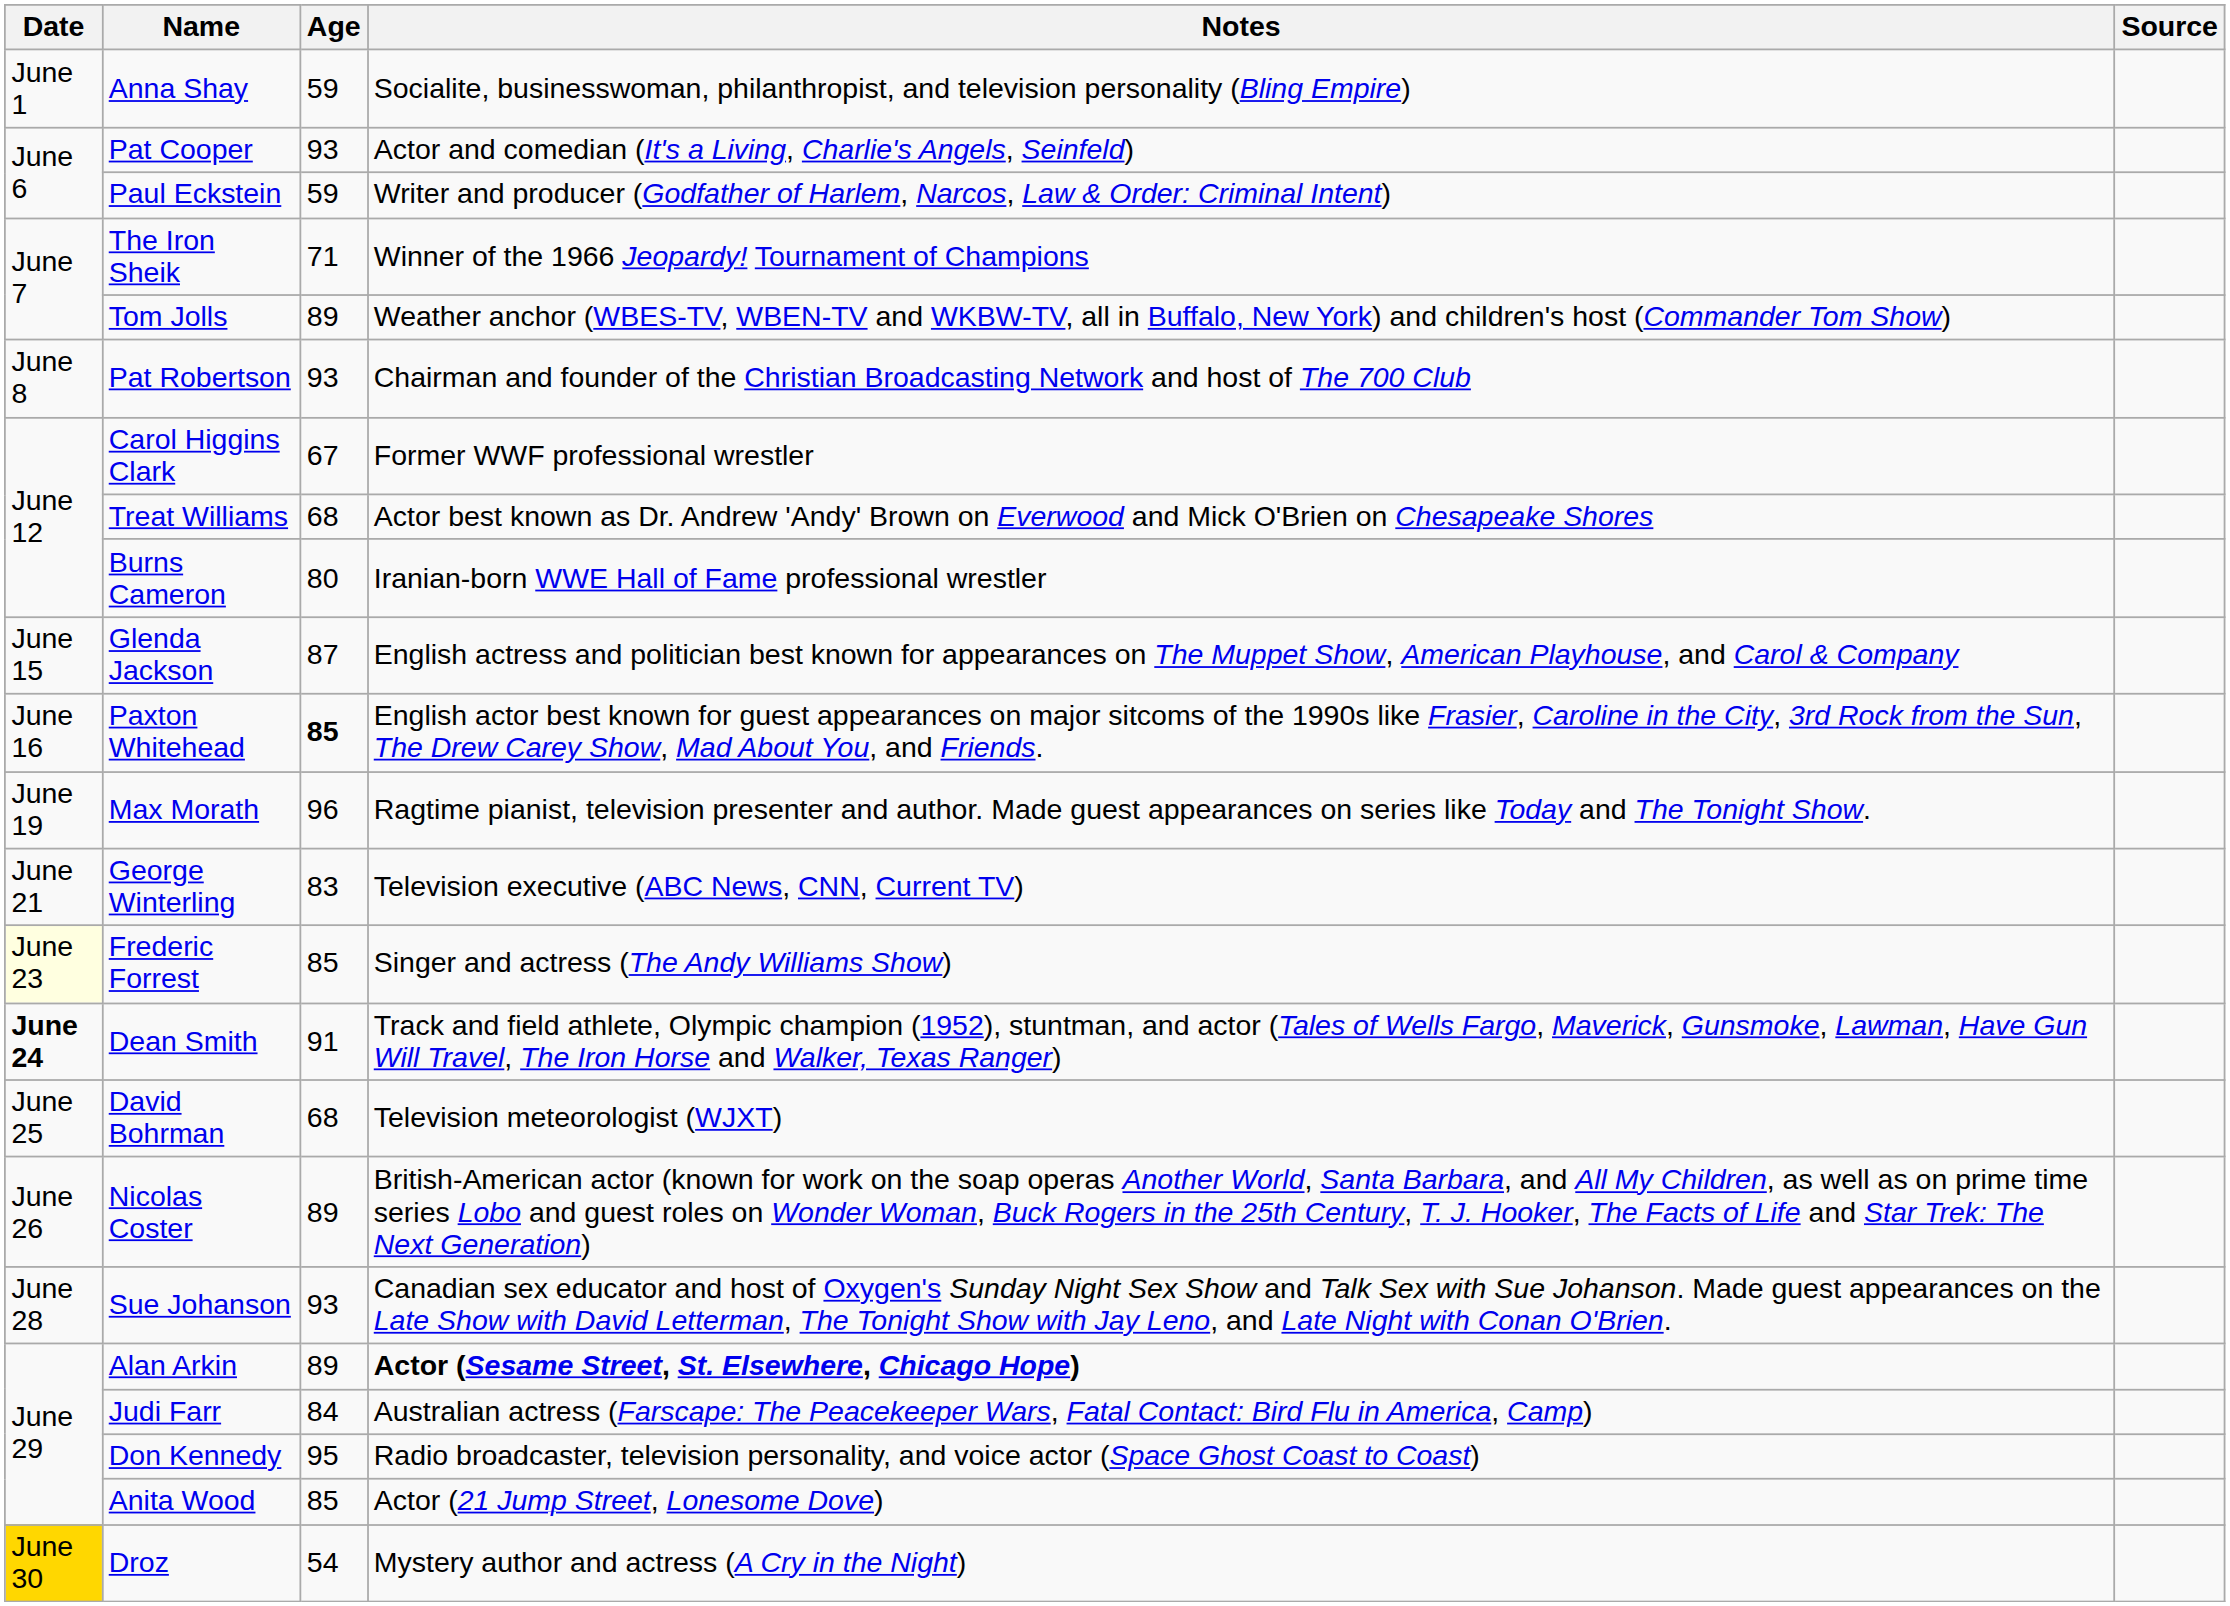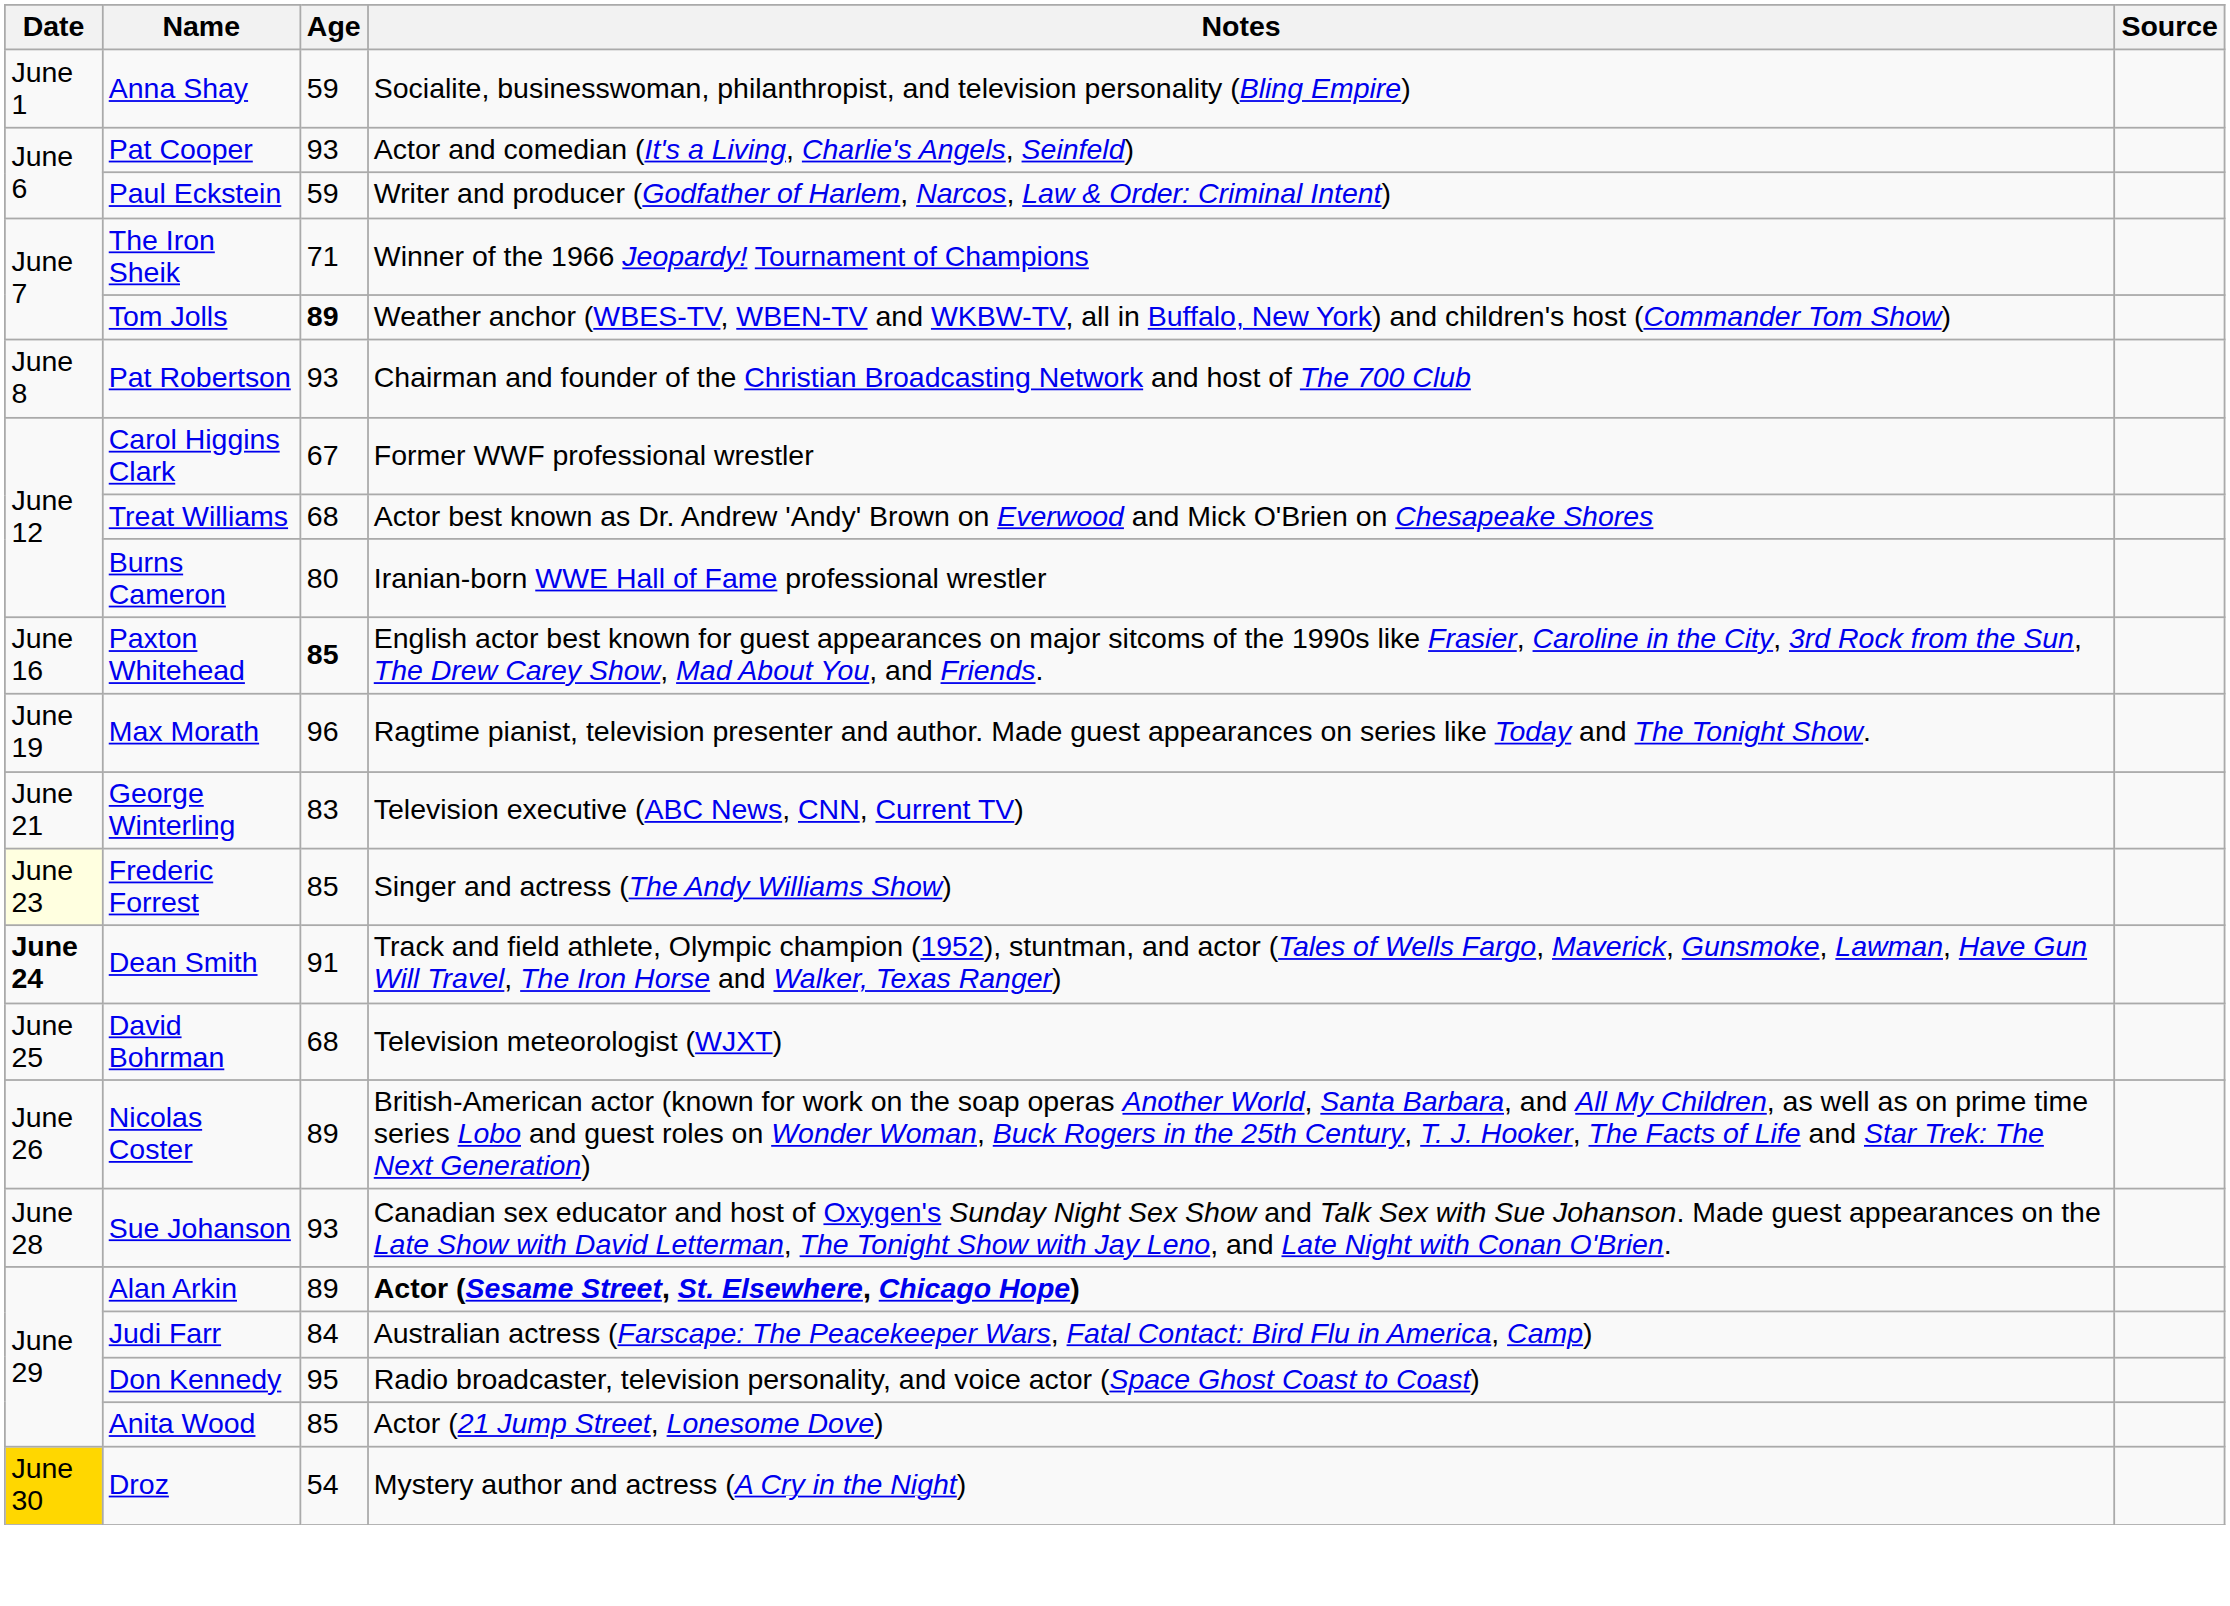(323, 317) normal -> (323, 317) bold
- row: (161, 654)
